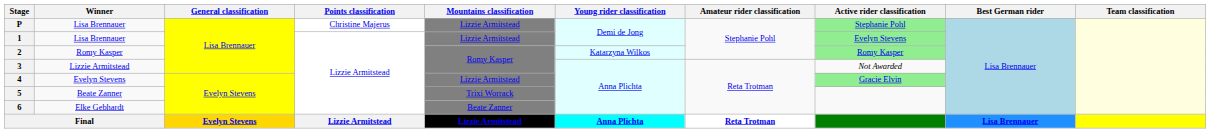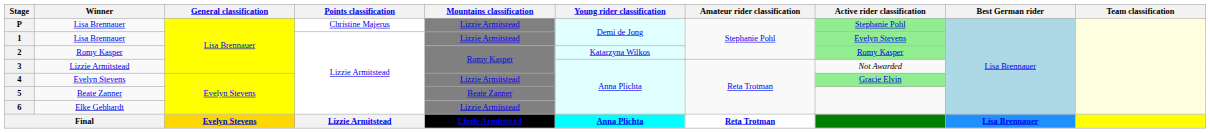(490, 93) Trixi Worrack -> (490, 93) Beate Zanner
(490, 107) Beate Zanner -> (490, 107) Lizzie Armitstead
